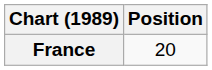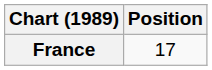(165, 49) 20 -> (165, 49) 17
